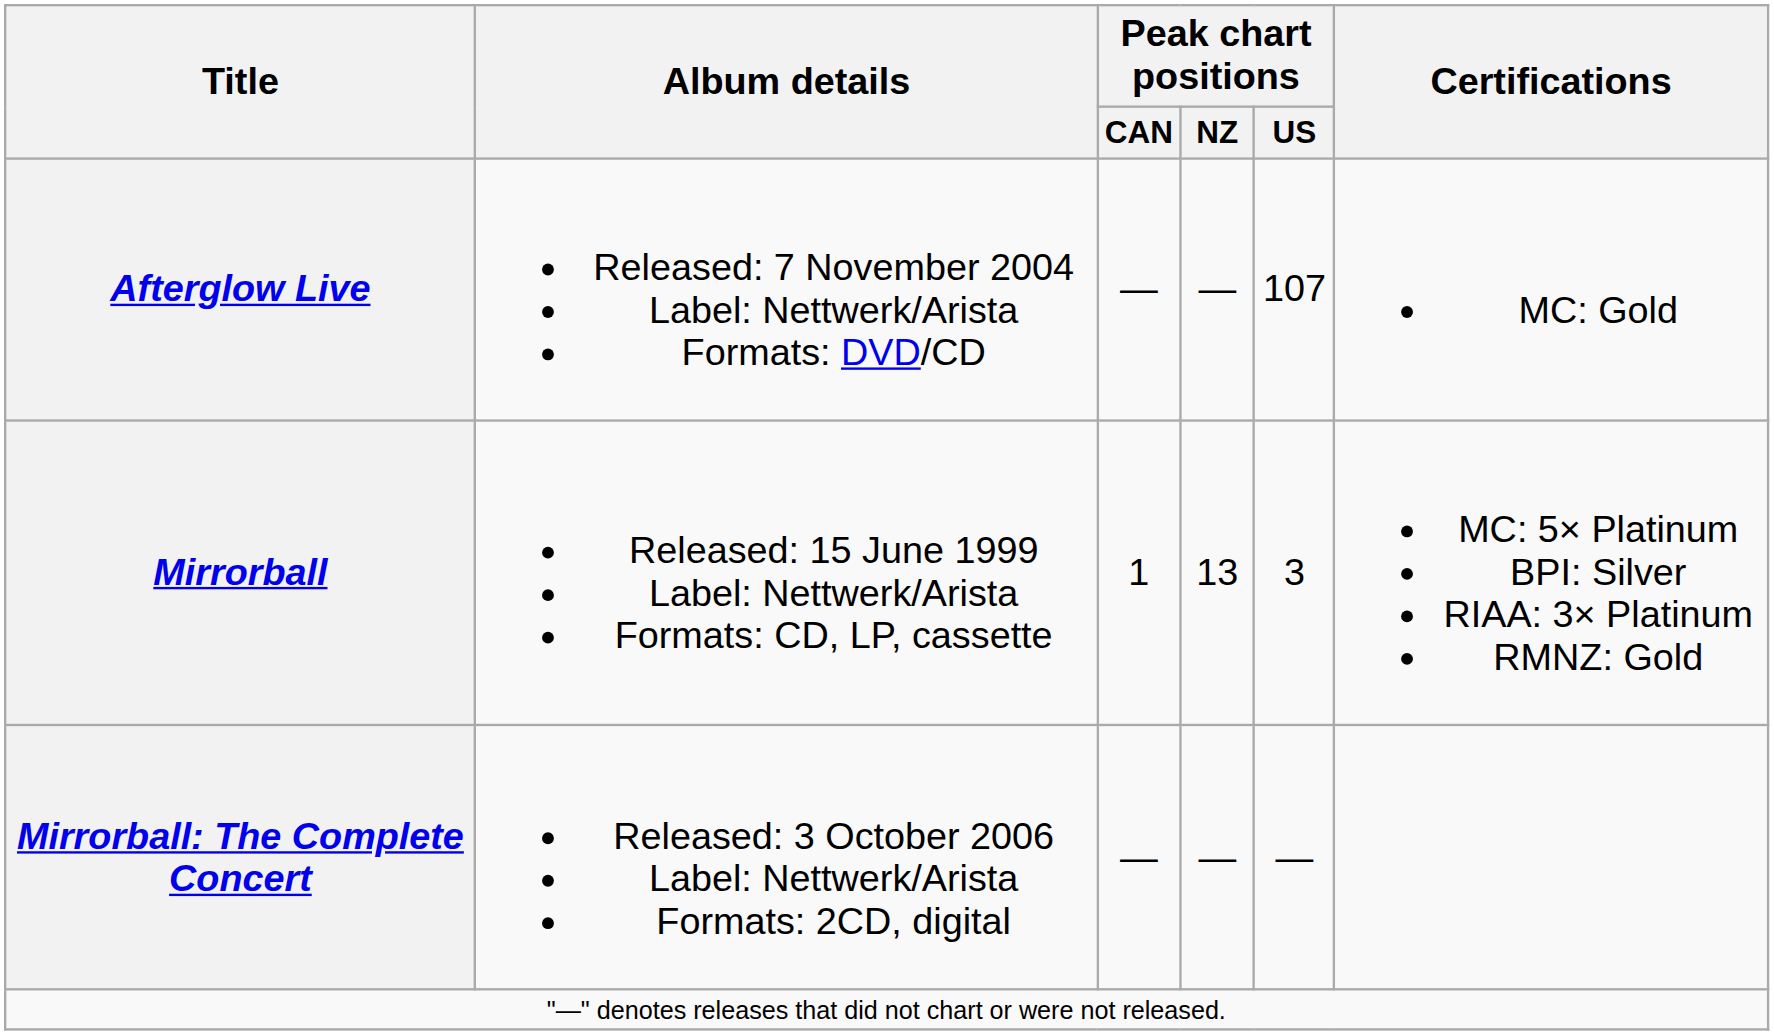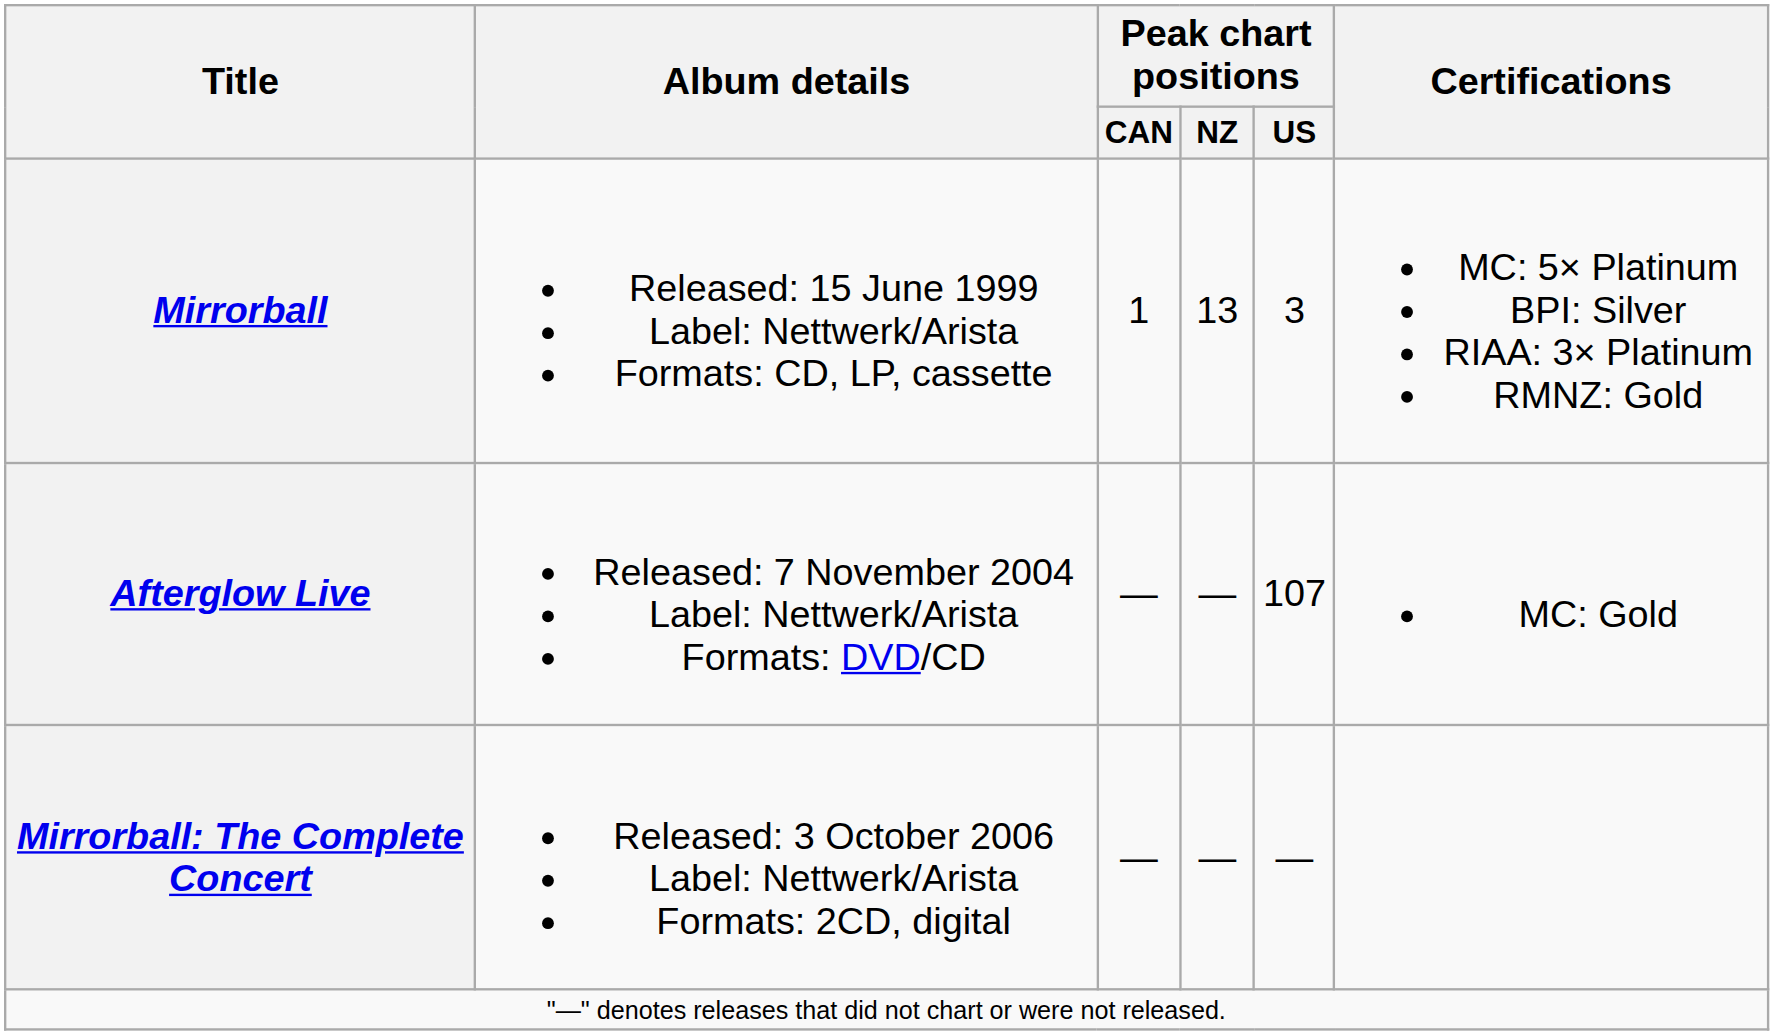rows swapped: (240, 572) <-> (240, 288)
